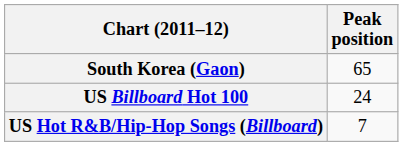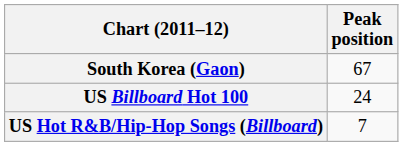(362, 68) 65 -> (362, 68) 67
